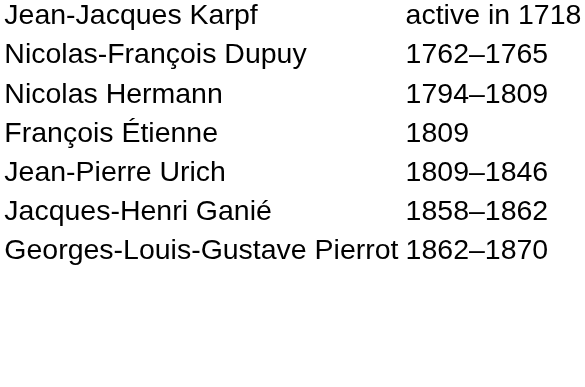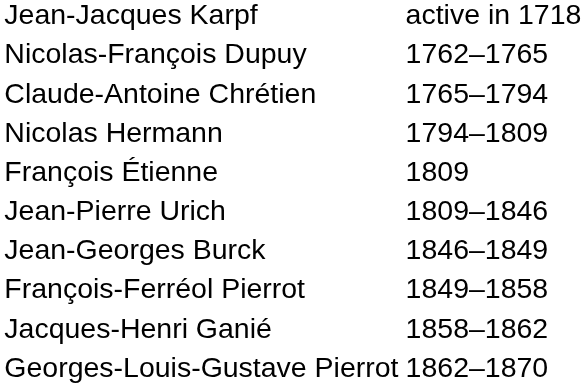+ row: (160, 93)
+ row: (135, 249)
+ row: (155, 289)
